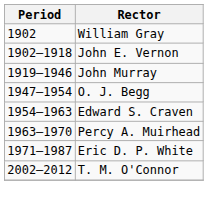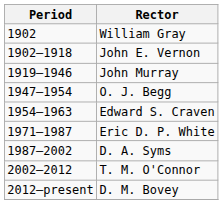- row: (139, 131)
+ row: (135, 151)
+ row: (139, 190)
